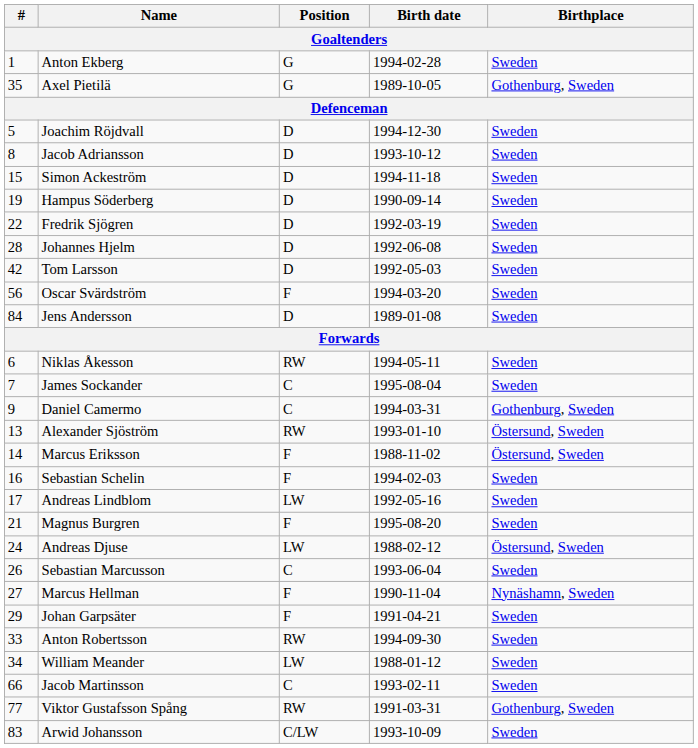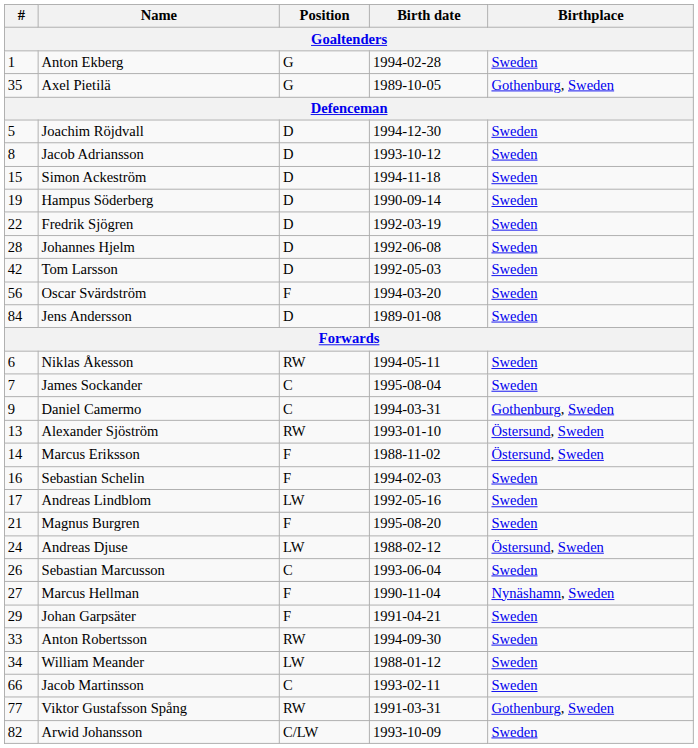(15, 731) 83 -> (15, 731) 82
